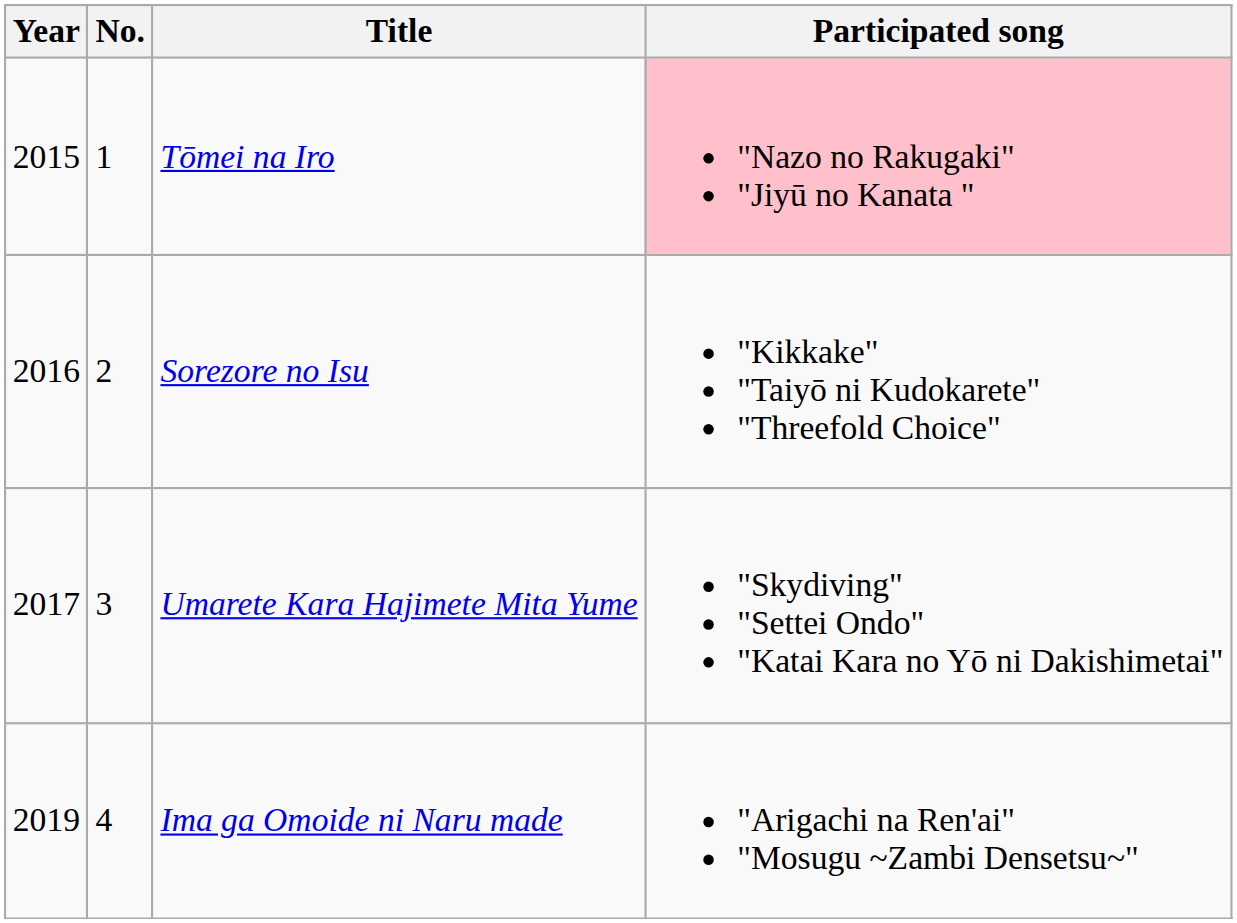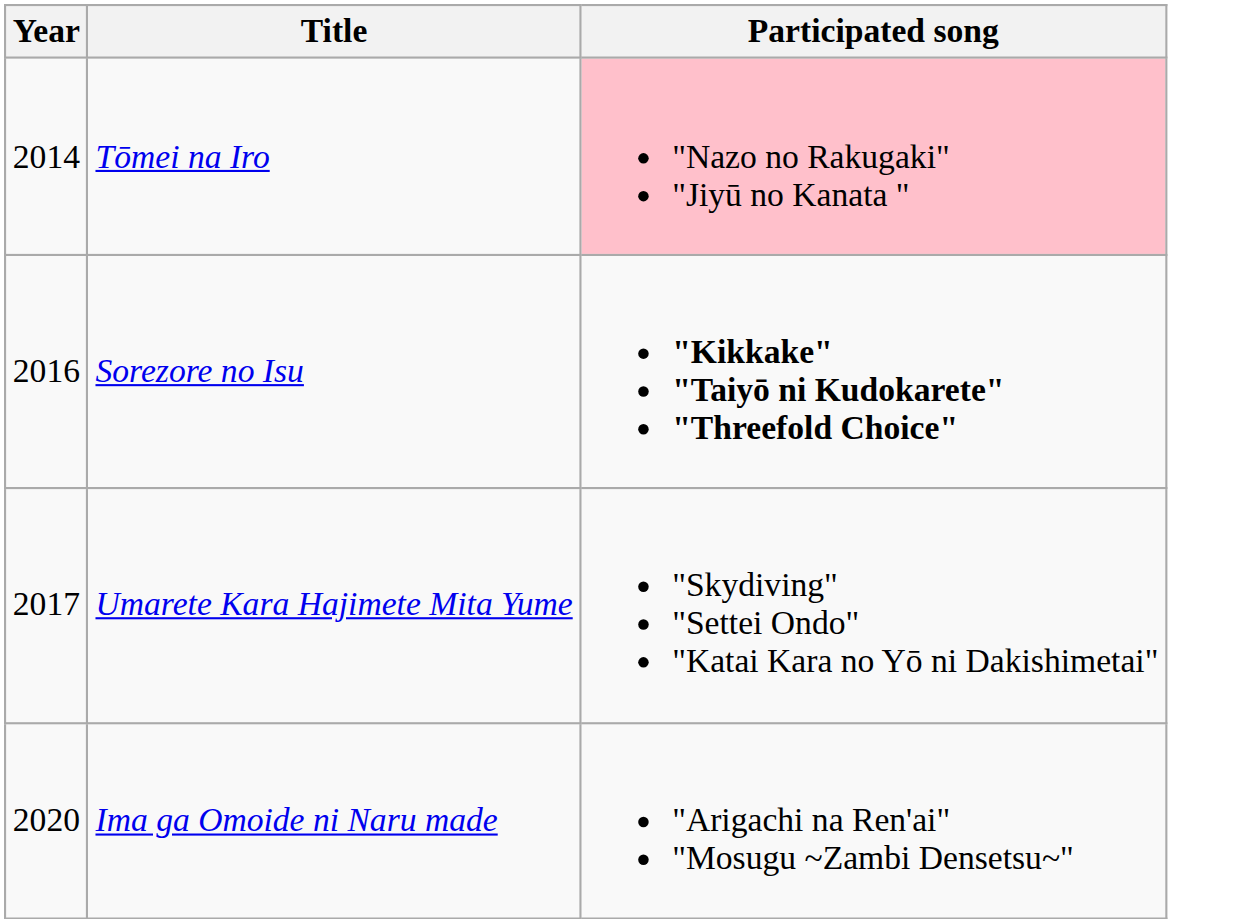- column: (120, 31)
(46, 155) 2015 -> (46, 155) 2014
(938, 390) normal -> (873, 390) bold
(46, 819) 2019 -> (46, 819) 2020
